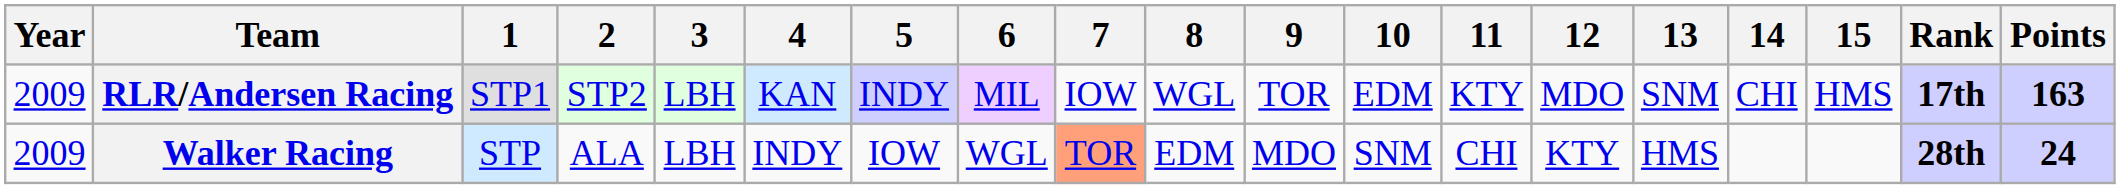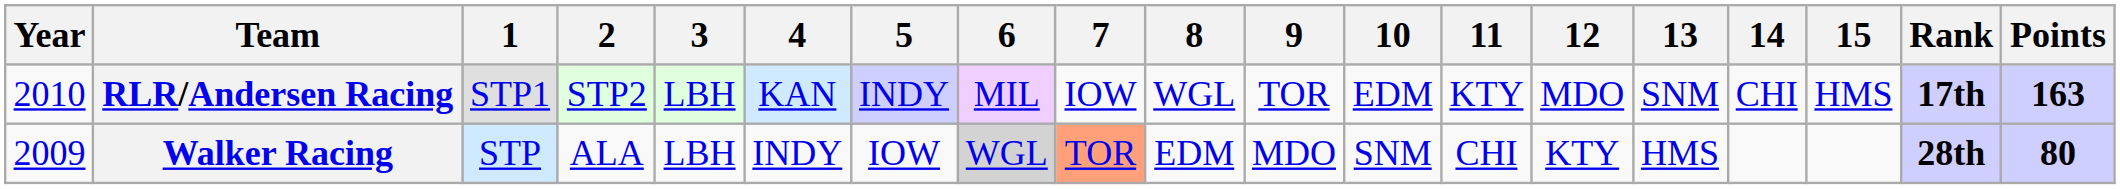(50, 93) 2009 -> (50, 93) 2010
(1007, 153) no background -> (1007, 153) lightgrey background
(2058, 153) 24 -> (2058, 153) 80
